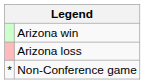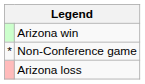rows swapped: (49, 51) <-> (77, 70)
